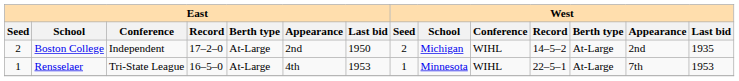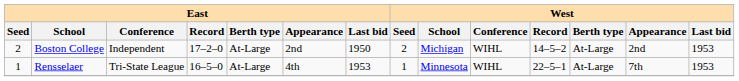(703, 48) 1935 -> (703, 48) 1953
